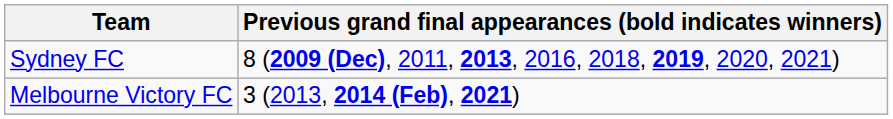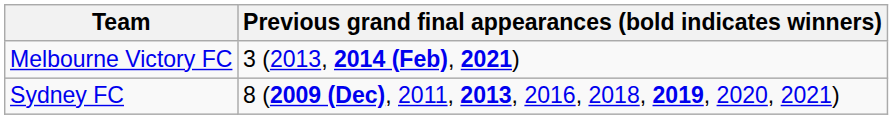rows swapped: (67, 59) <-> (121, 95)
